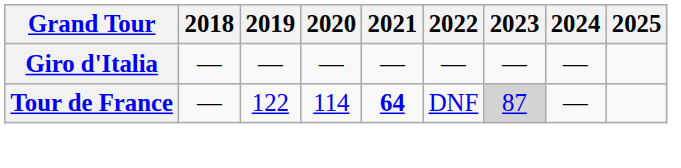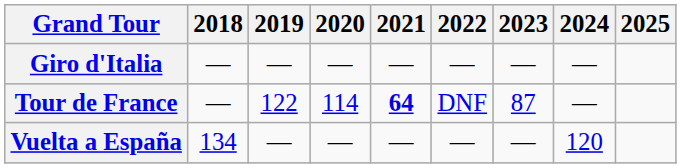(514, 102) lightgrey background -> (523, 102) no background
+ row: (96, 142)
